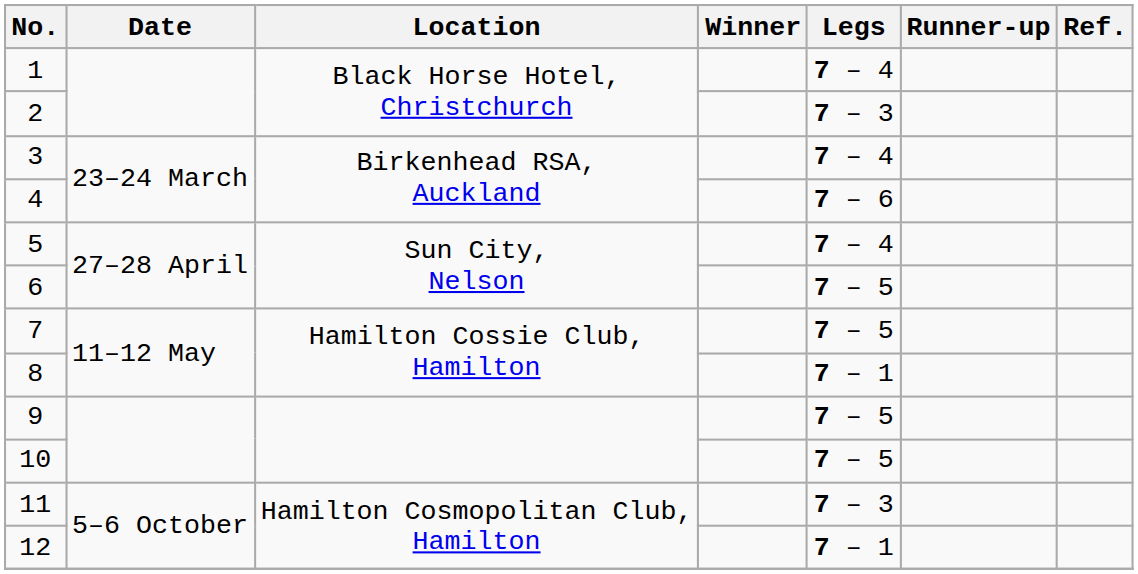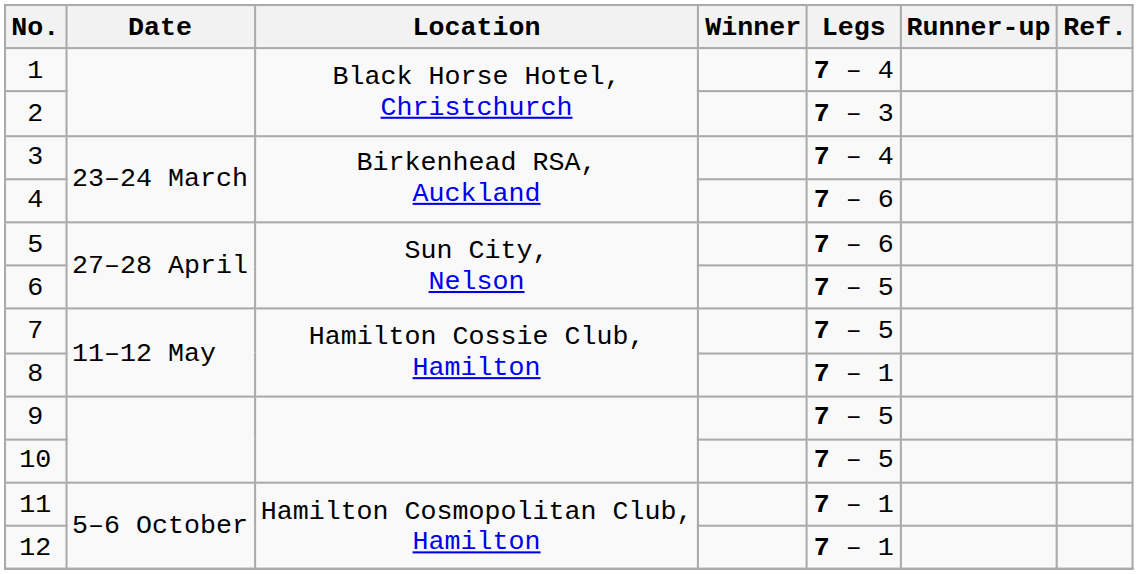(854, 244) 7 – 4 -> (854, 244) 7 – 6
(854, 505) 7 – 3 -> (854, 505) 7 – 1
